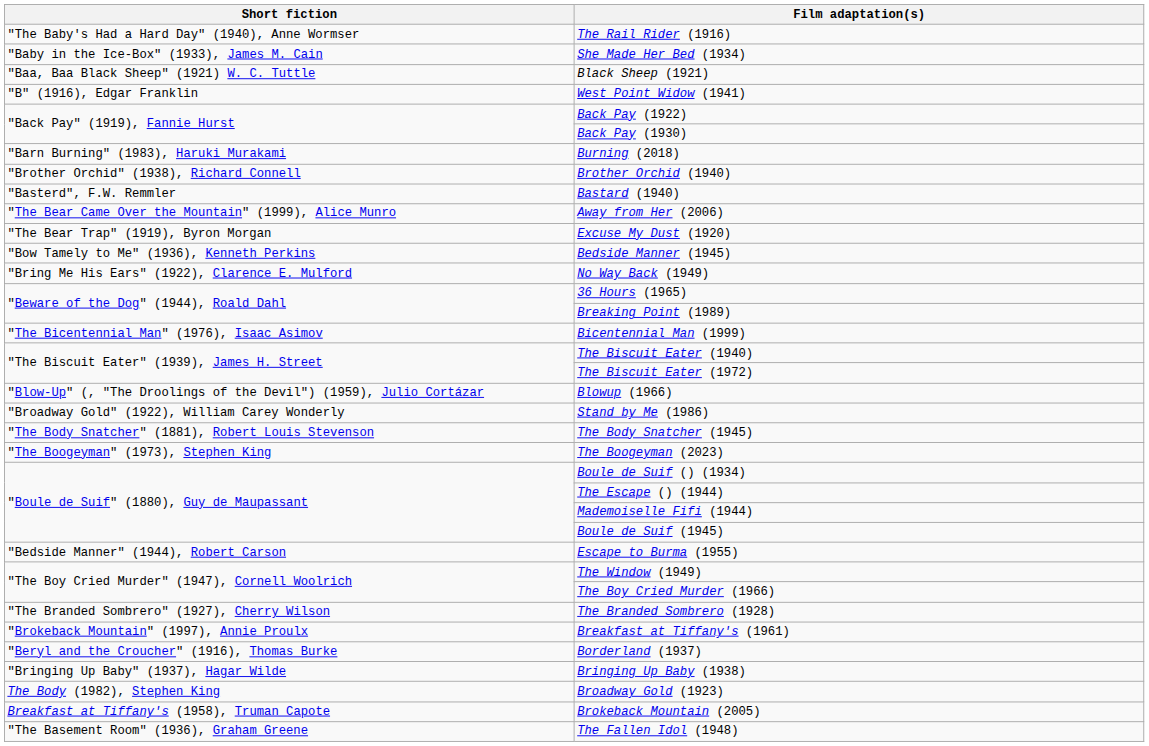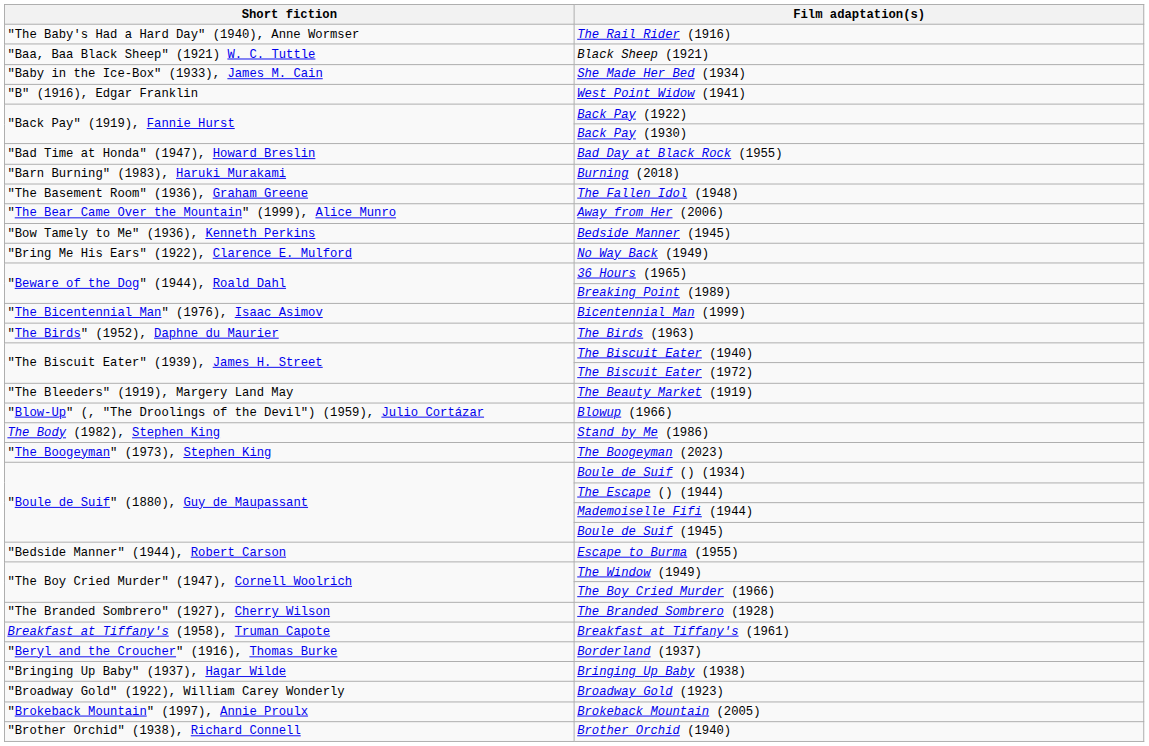rows swapped: (643, 74) <-> (662, 54)
+ row: (680, 154)
rows swapped: (658, 731) <-> (654, 174)
- row: (629, 194)
- row: (654, 234)
+ row: (636, 333)
+ row: (665, 393)
(176, 413) "Broadway Gold" (1922), William Carey Wonderly -> (114, 433) The Body (1982), Stephen King
- row: (665, 433)
(158, 632) "Brokeback Mountain" (1997), Annie Proulx -> (169, 632) Breakfast at Tiffany's (1958), Truman Capote
(114, 692) The Body (1982), Stephen King -> (176, 692) "Broadway Gold" (1922), William Carey Wonderly
(169, 711) Breakfast at Tiffany's (1958), Truman Capote -> (158, 711) "Brokeback Mountain" (1997), Annie Proulx
